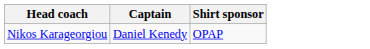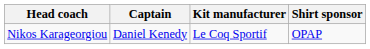+ column: (239, 14)
